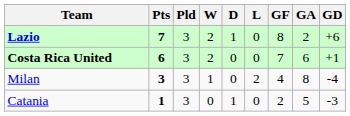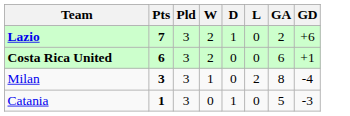- column: (280, 15)
